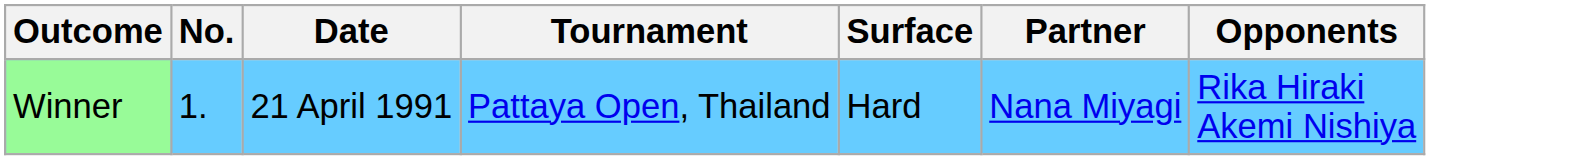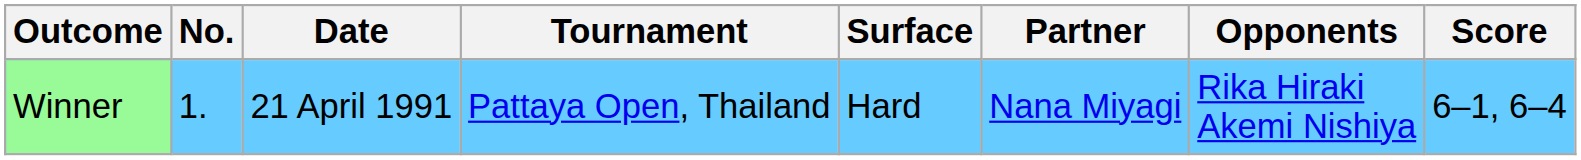+ column: (1499, 31)
